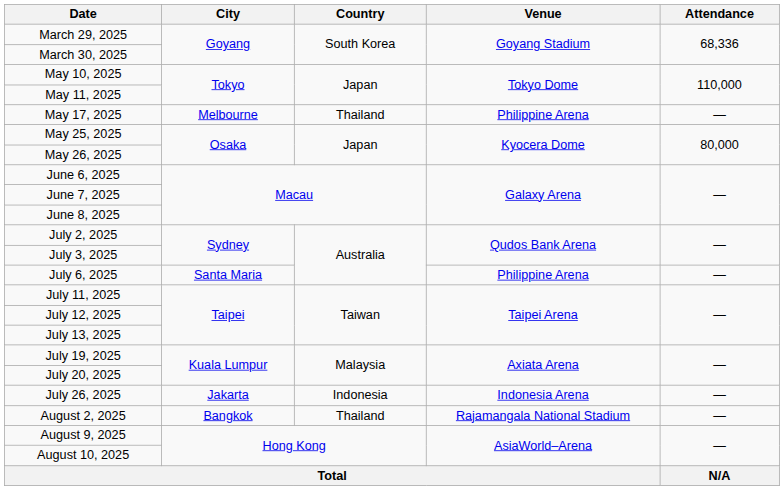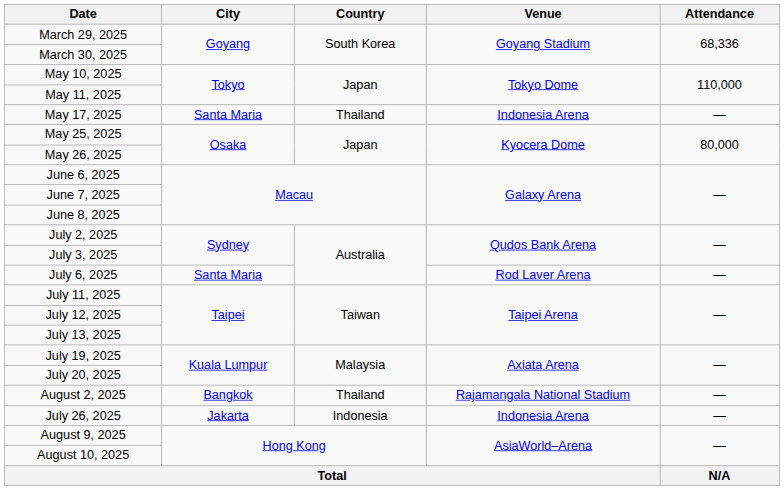(228, 114) Melbourne -> (228, 114) Santa Maria
(543, 114) Philippine Arena -> (543, 114) Indonesia Arena
(543, 275) Philippine Arena -> (543, 275) Rod Laver Arena
rows swapped: (83, 395) <-> (83, 415)
